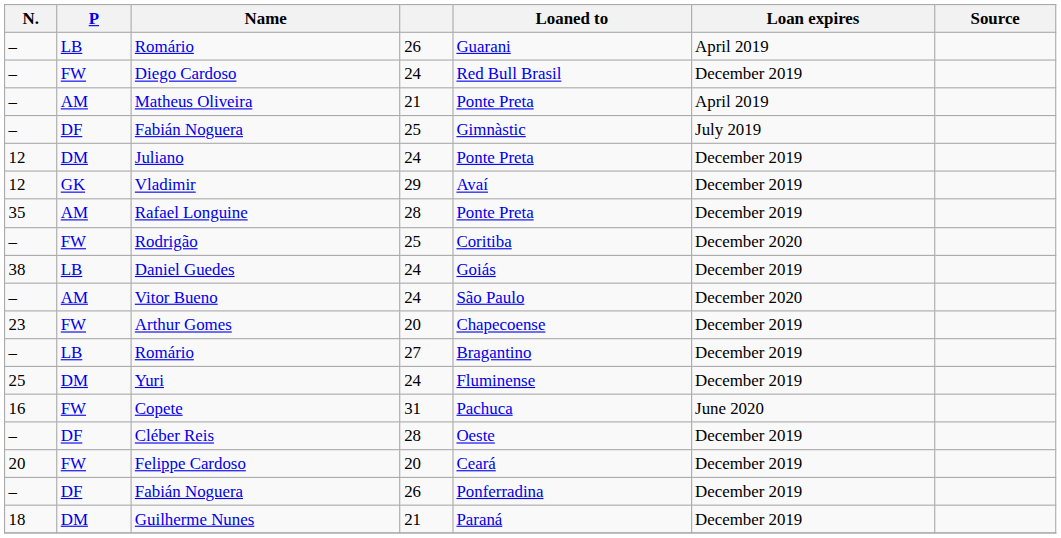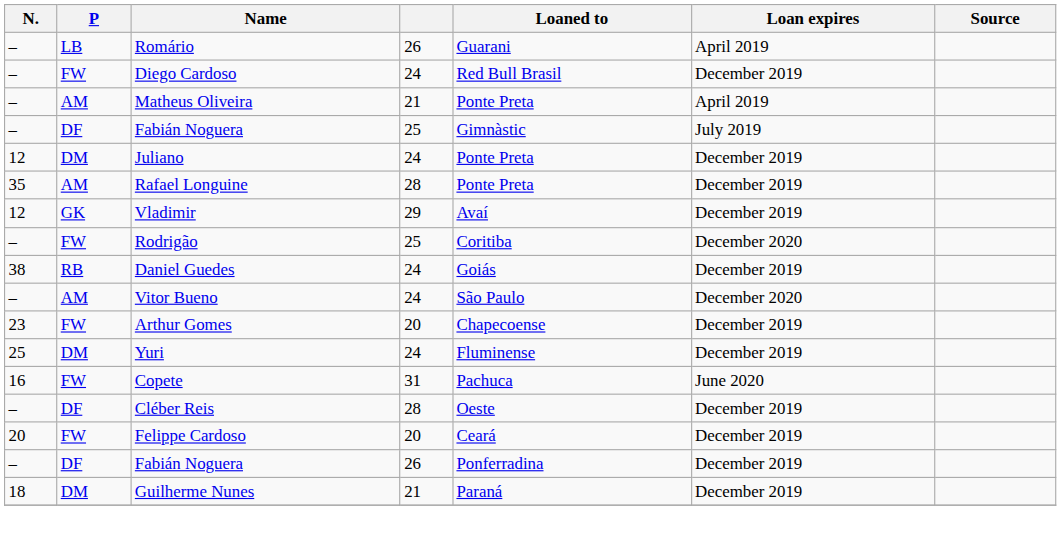rows swapped: (165, 185) <-> (191, 213)
(72, 268) LB -> (72, 268) RB
- row: (164, 352)
